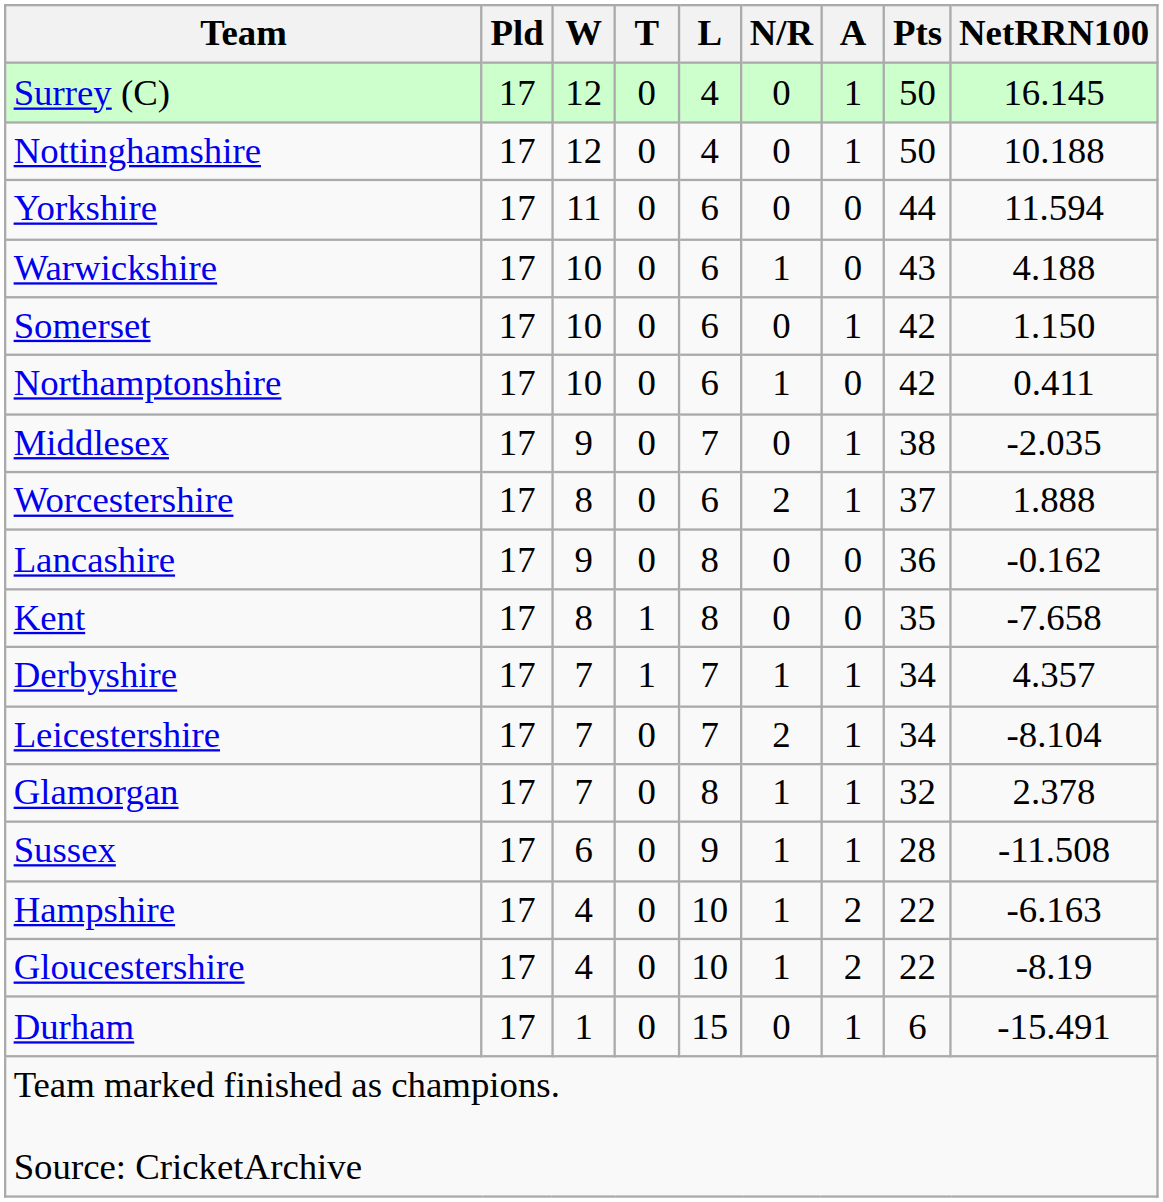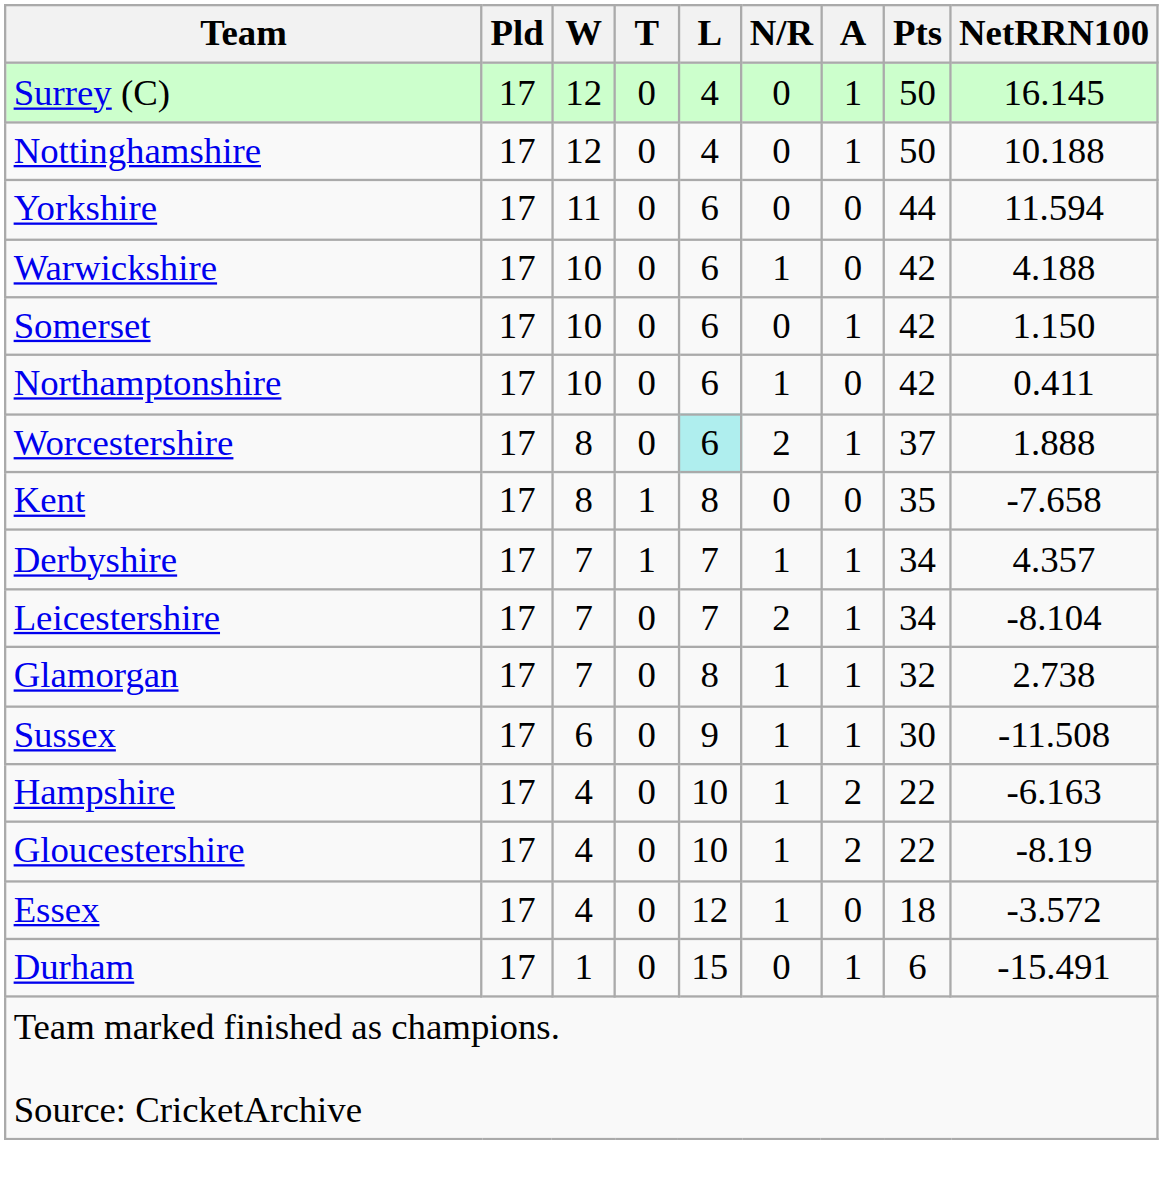(917, 267) 43 -> (917, 267) 42
- row: (91, 442)
(710, 500) no background -> (710, 442) paleturquoise background
- row: (94, 558)
(1054, 792) 2.378 -> (1054, 675) 2.738
(917, 850) 28 -> (917, 734) 30
+ row: (57, 909)
